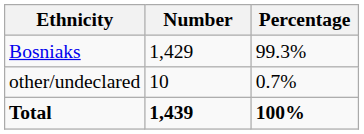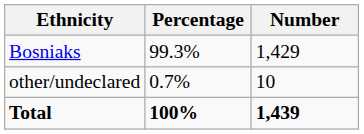columns swapped: (198, 19) <-> (305, 19)
